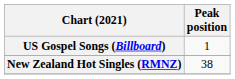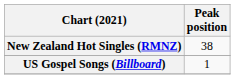rows swapped: (94, 64) <-> (94, 45)
